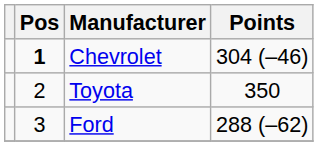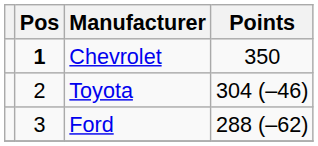(262, 56) 304 (–46) -> (262, 56) 350
(262, 90) 350 -> (262, 90) 304 (–46)
